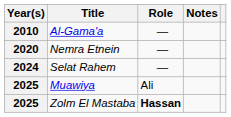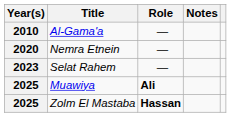(26, 67) 2024 -> (26, 67) 2023
(147, 85) normal -> (148, 85) bold
